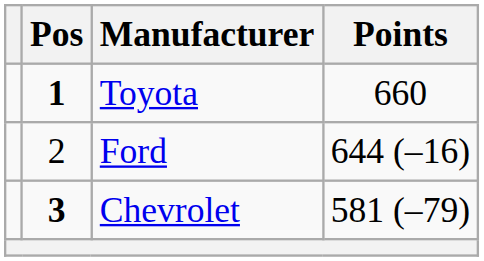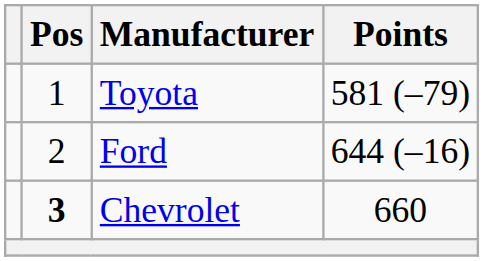(57, 92) bold -> (57, 92) normal
(400, 92) 660 -> (400, 92) 581 (–79)
(400, 209) 581 (–79) -> (400, 209) 660
